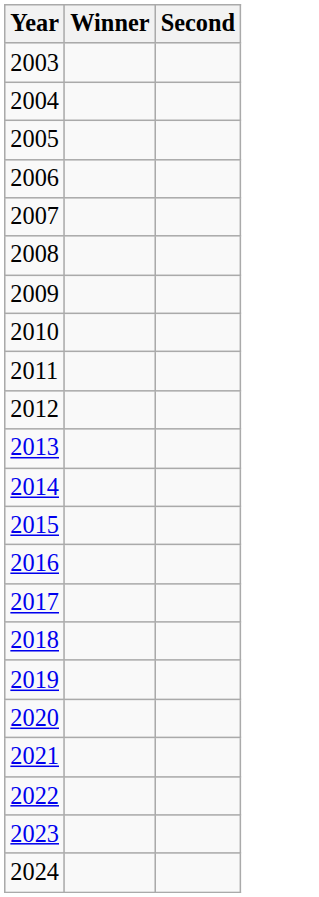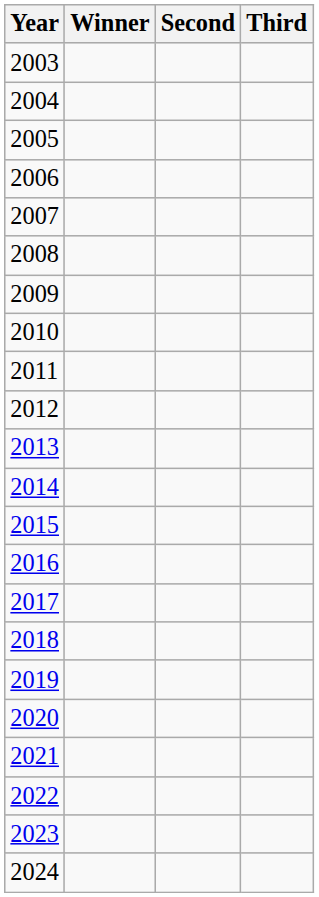+ column: (277, 23)
